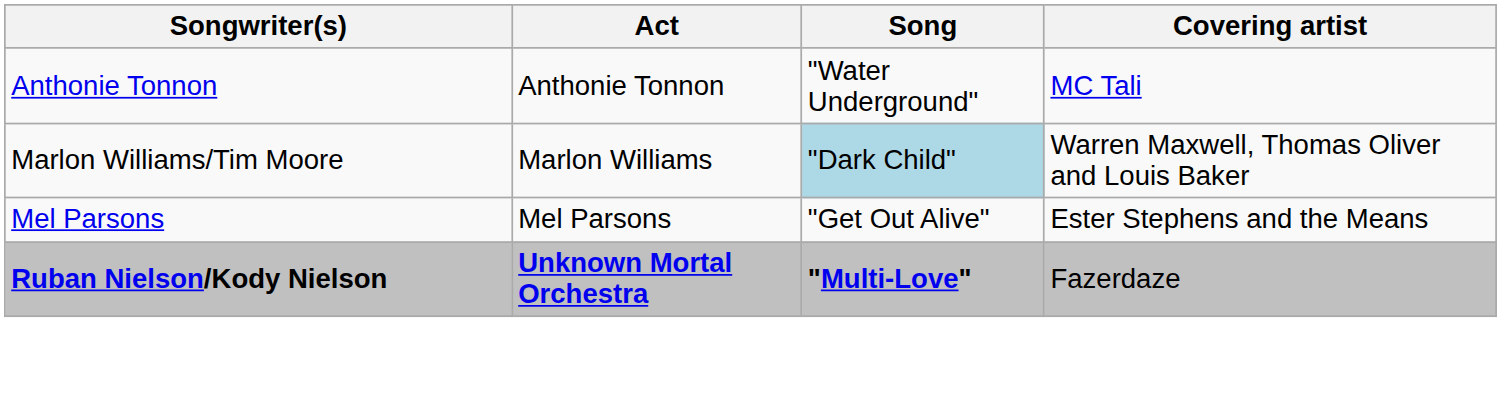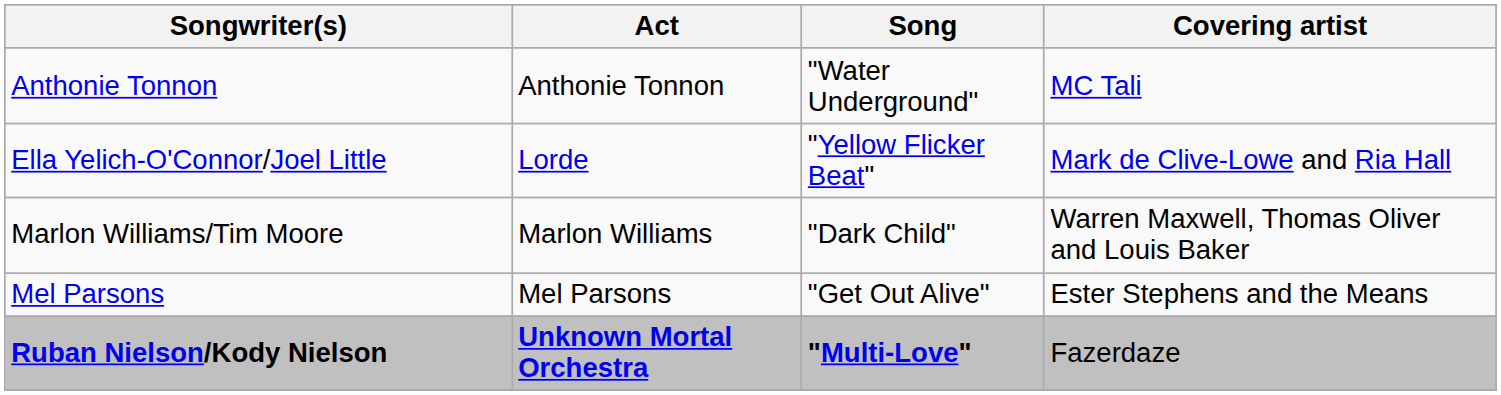+ row: (199, 160)
(882, 160) lightblue background -> (882, 234) no background
